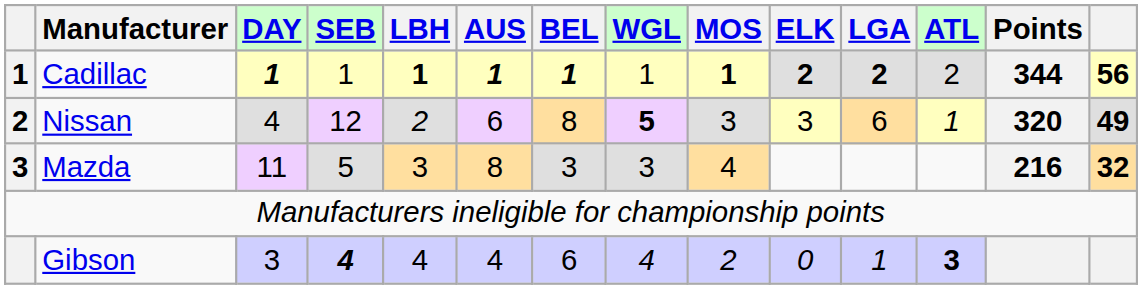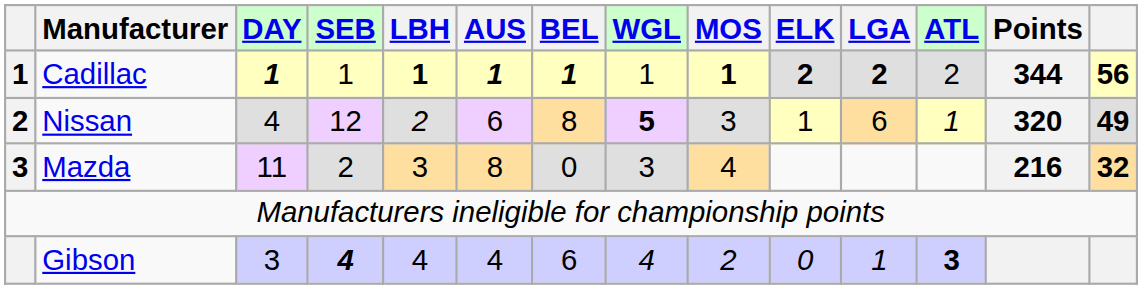(805, 120) 3 -> (805, 120) 1
(346, 167) 5 -> (346, 167) 2
(569, 167) 3 -> (569, 167) 0
